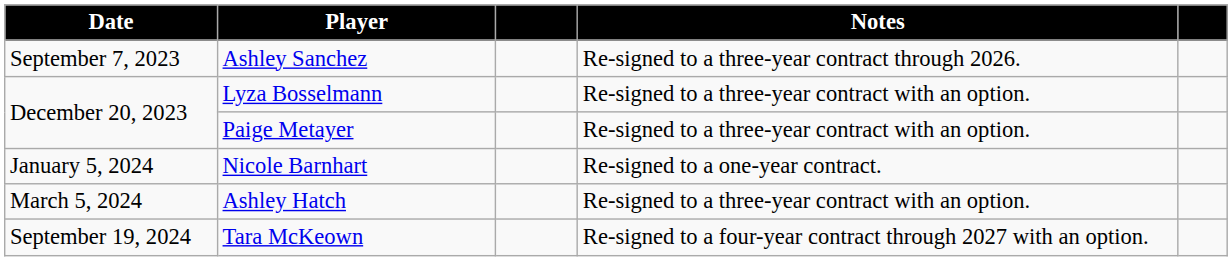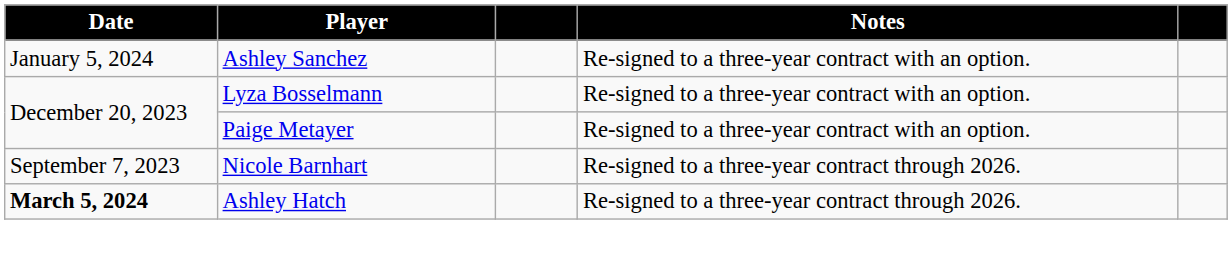(95, 58) September 7, 2023 -> (82, 58) January 5, 2024
(802, 58) Re-signed to a three-year contract through 2026. -> (807, 58) Re-signed to a three-year contract with an option.
(82, 165) January 5, 2024 -> (95, 165) September 7, 2023
(732, 165) Re-signed to a one-year contract. -> (802, 165) Re-signed to a three-year contract through 2026.
(76, 201) normal -> (79, 201) bold
(806, 201) Re-signed to a three-year contract with an option. -> (802, 201) Re-signed to a three-year contract through 2026.
- row: (293, 237)
